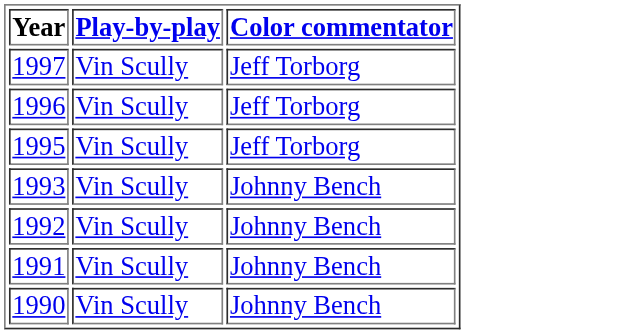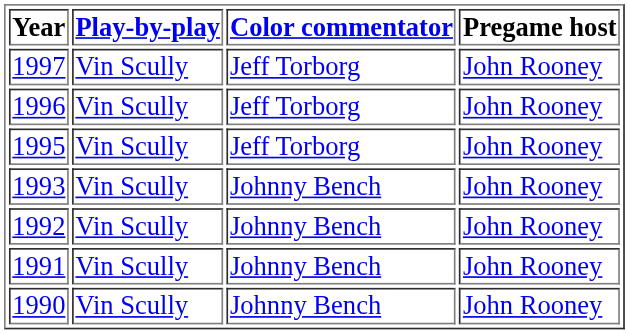+ column: (540, 26)
